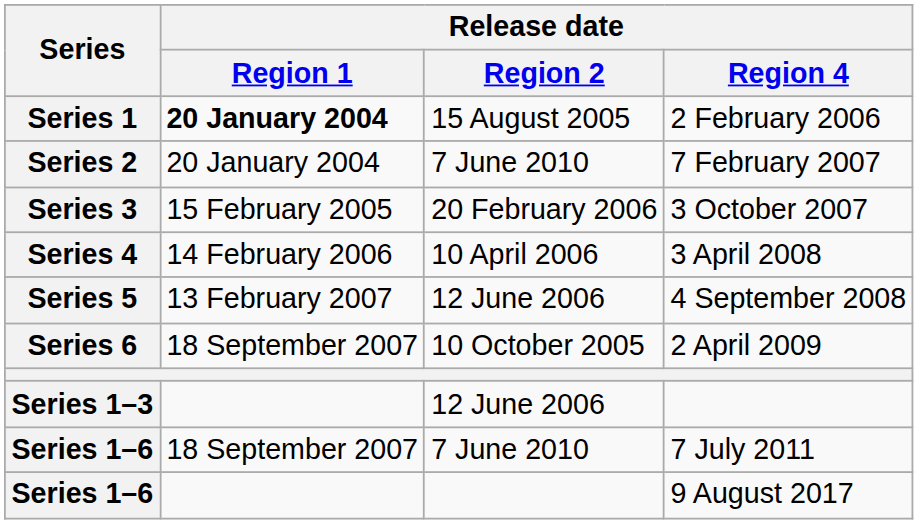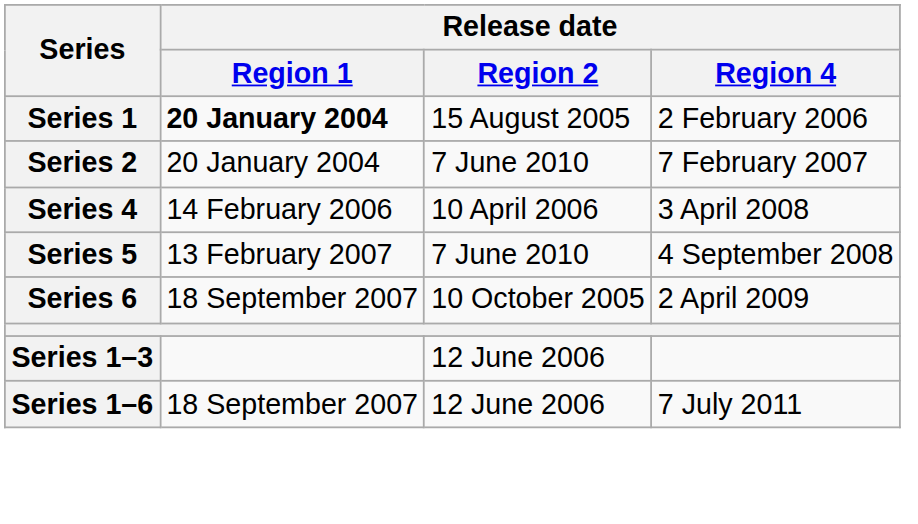- row: (82, 208)
(518, 299) 12 June 2006 -> (510, 254) 7 June 2010
(510, 449) 7 June 2010 -> (518, 403) 12 June 2006
- row: (82, 494)
